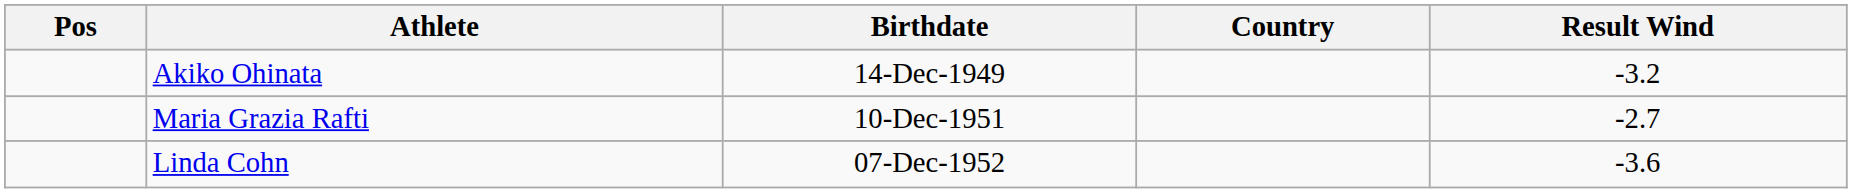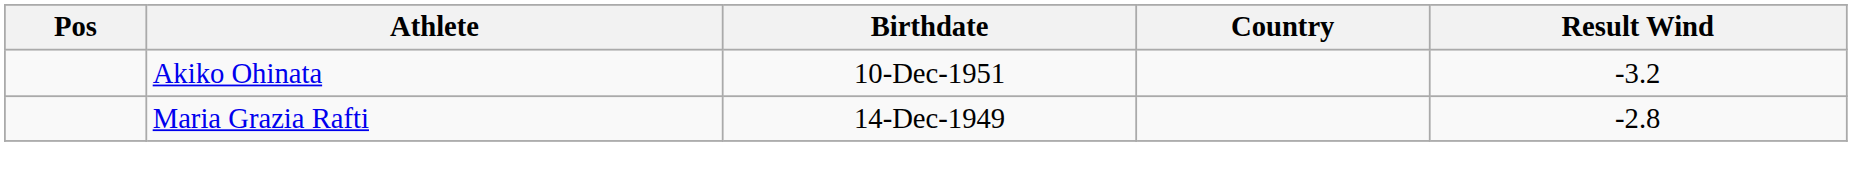(930, 72) 14-Dec-1949 -> (930, 72) 10-Dec-1951
(930, 118) 10-Dec-1951 -> (930, 118) 14-Dec-1949
(1638, 118) -2.7 -> (1638, 118) -2.8
- row: (221, 163)
